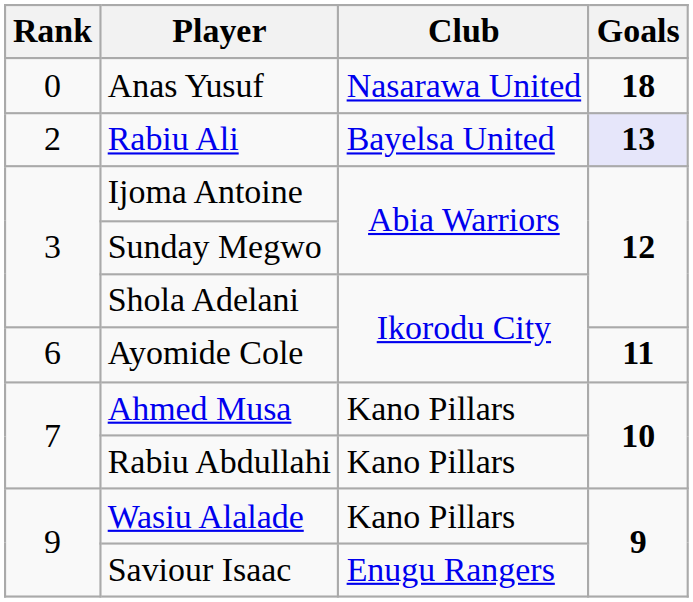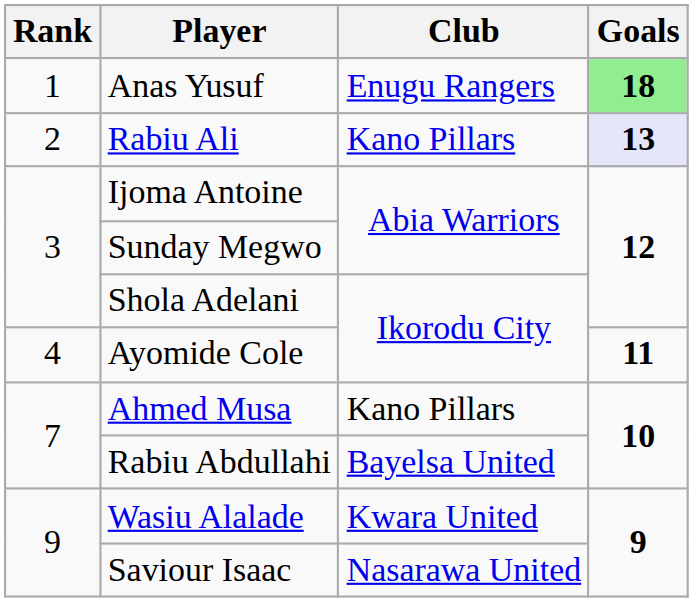(52, 85) 0 -> (52, 85) 1
(464, 85) Nasarawa United -> (451, 85) Enugu Rangers
(638, 85) no background -> (638, 85) lightgreen background
(451, 138) Bayelsa United -> (431, 138) Kano Pillars
(52, 354) 6 -> (52, 354) 4
(431, 461) Kano Pillars -> (451, 461) Bayelsa United
(431, 515) Kano Pillars -> (442, 515) Kwara United
(451, 569) Enugu Rangers -> (464, 569) Nasarawa United
